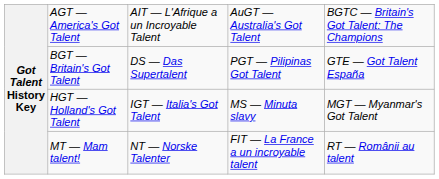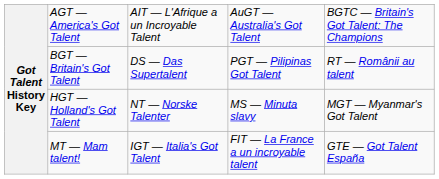(372, 68) GTE — Got Talent España -> (371, 68) RT — Românii au talent
(174, 110) IGT — Italia's Got Talent -> (164, 110) NT — Norske Talenter
(164, 152) NT — Norske Talenter -> (174, 152) IGT — Italia's Got Talent
(371, 152) RT — Românii au talent -> (372, 152) GTE — Got Talent España
